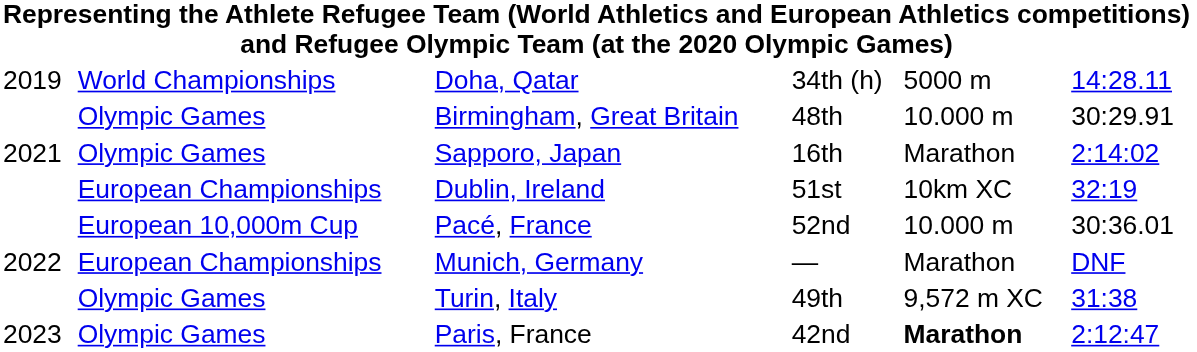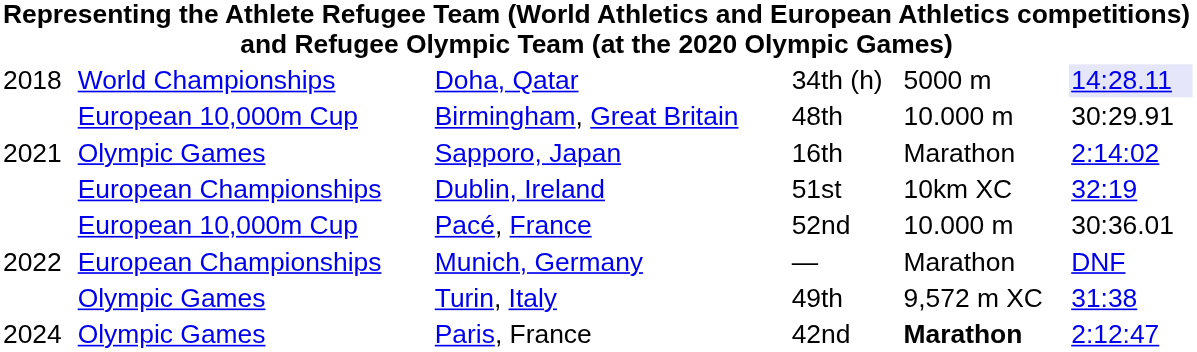(32, 80) 2019 -> (32, 80) 2018
(1122, 80) no background -> (1122, 80) lavender background
(172, 116) Olympic Games -> (218, 116) European 10,000m Cup
(32, 334) 2023 -> (32, 334) 2024
